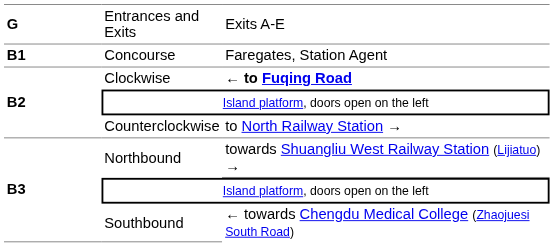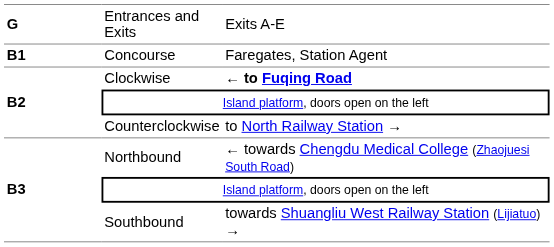(383, 157) towards Shuangliu West Railway Station (Lijiatuo) → -> (377, 157) ← towards Chengdu Medical College (Zhaojuesi South Road)
(377, 222) ← towards Chengdu Medical College (Zhaojuesi South Road) -> (383, 222) towards Shuangliu West Railway Station (Lijiatuo) →
